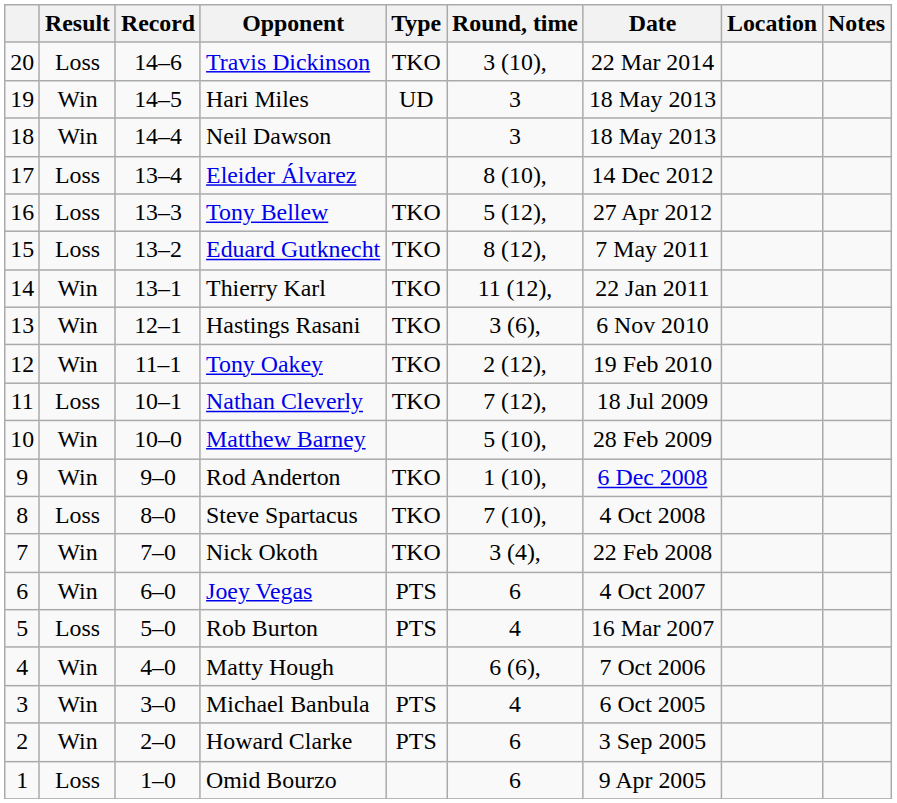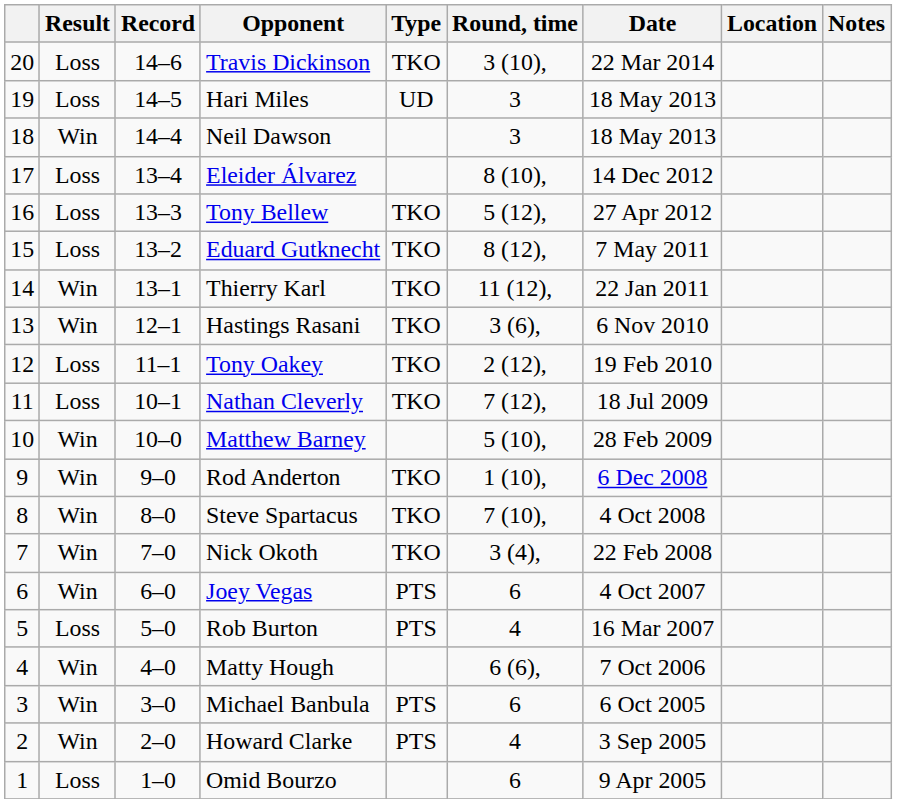(78, 99) Win -> (78, 99) Loss
(78, 363) Win -> (78, 363) Loss
(78, 514) Loss -> (78, 514) Win
(515, 703) 4 -> (515, 703) 6
(515, 741) 6 -> (515, 741) 4
